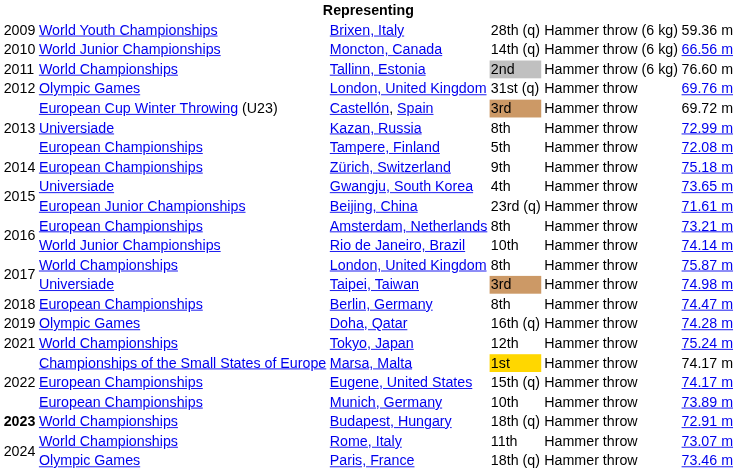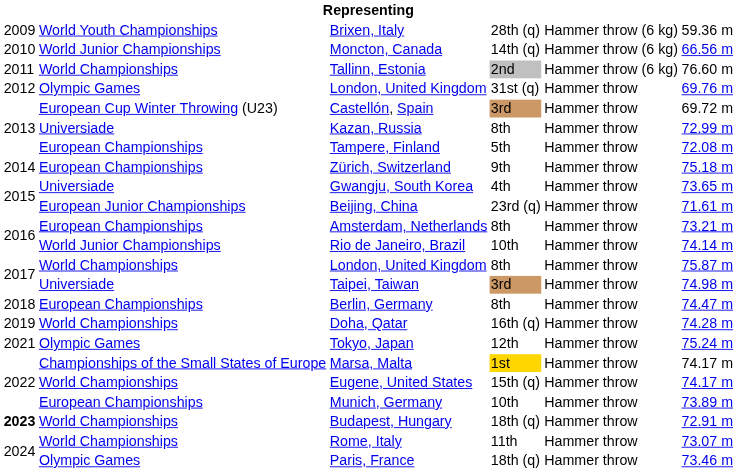(90, 324) Olympic Games -> (108, 324) World Championships
(108, 343) World Championships -> (90, 343) Olympic Games
(121, 382) European Championships -> (108, 382) World Championships
